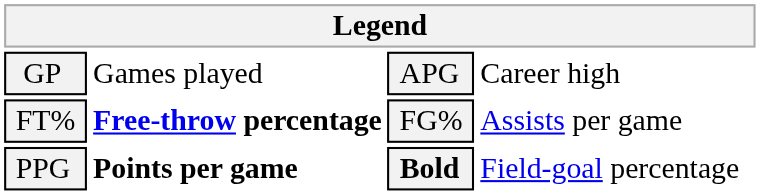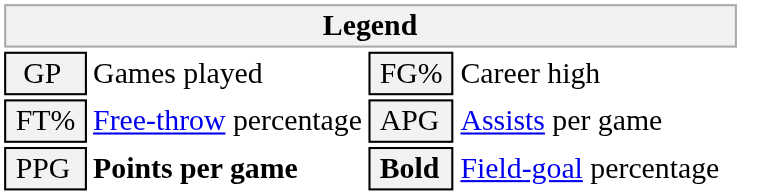(429, 72) APG -> (411, 72) FG%
(237, 120) bold -> (228, 120) normal
(431, 120) FG% -> (410, 120) APG
